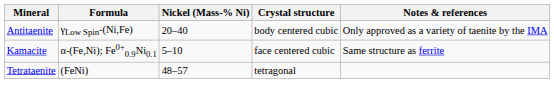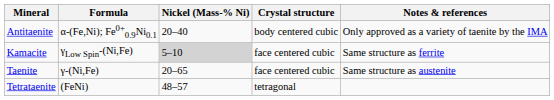(97, 30) γLow Spin-(Ni,Fe) -> (109, 32) α-(Fe,Ni); Fe0+0.9Ni0.1
(109, 51) α-(Fe,Ni); Fe0+0.9Ni0.1 -> (97, 52) γLow Spin-(Ni,Fe)
(172, 51) no background -> (172, 52) lightgrey background
+ row: (22, 70)
